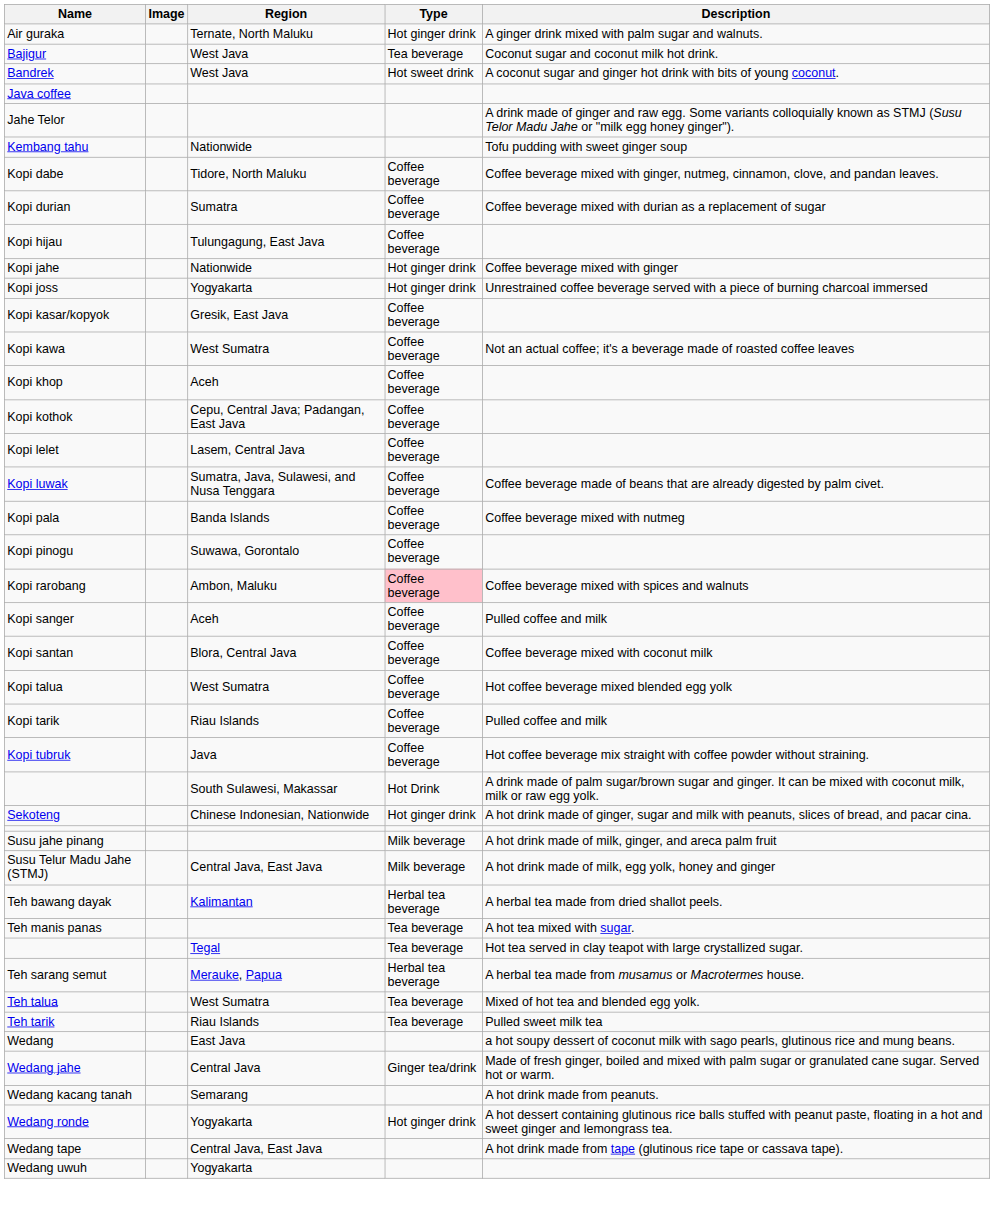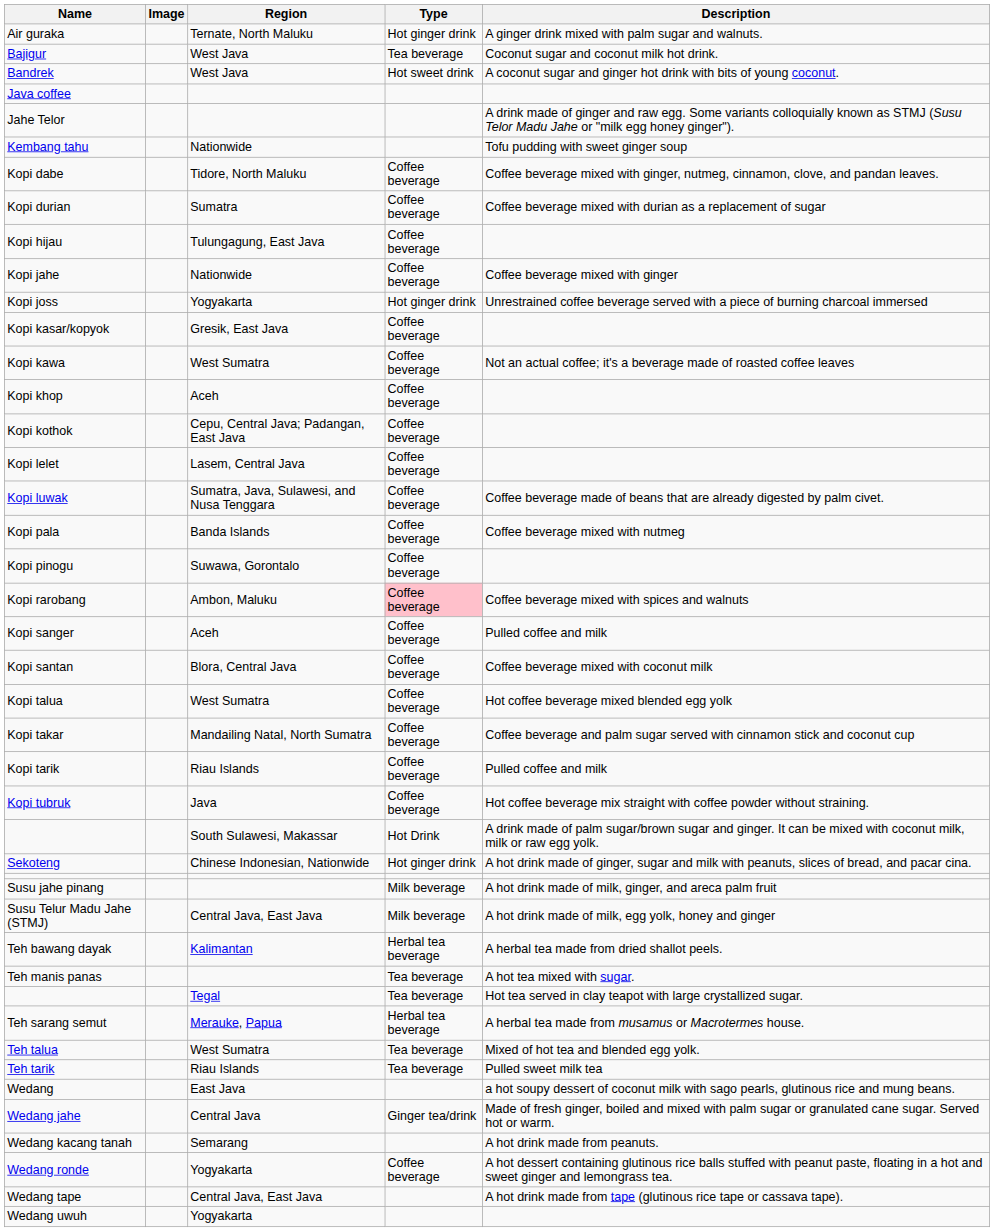(432, 268) Hot ginger drink -> (414, 275) Coffee beverage
+ row: (35, 735)
(432, 1121) Hot ginger drink -> (414, 1169) Coffee beverage
